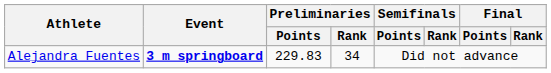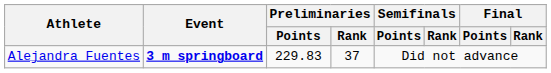(352, 56) 34 -> (352, 56) 37
